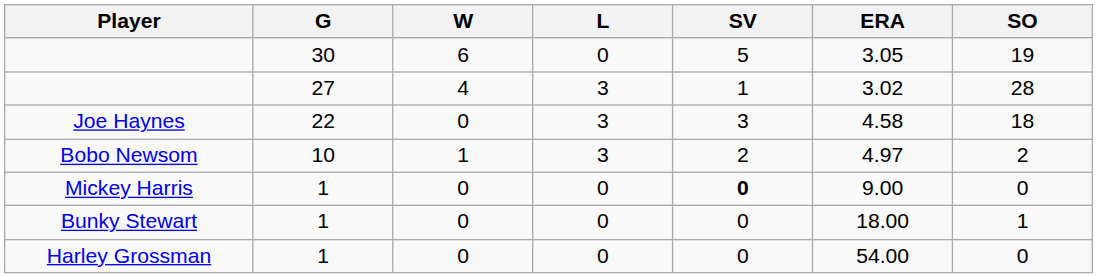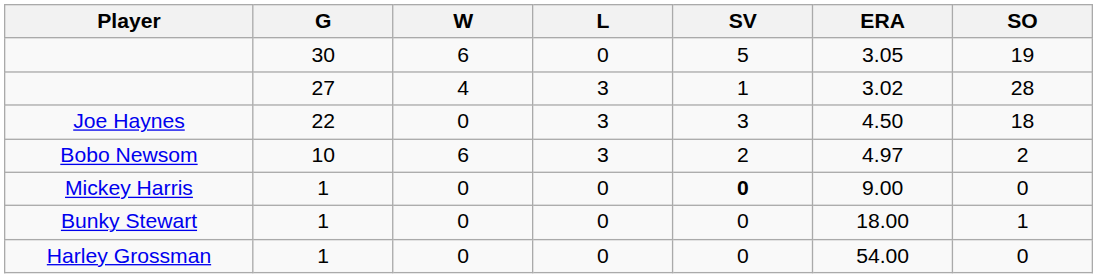(883, 121) 4.58 -> (883, 121) 4.50
(463, 155) 1 -> (463, 155) 6
